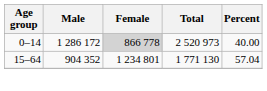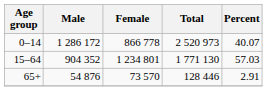(142, 42) lightgrey background -> (142, 42) no background
(247, 42) 40.00 -> (247, 42) 40.07
(247, 59) 57.04 -> (247, 59) 57.03
+ row: (32, 77)
